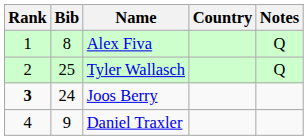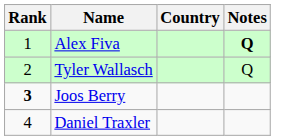- column: (67, 17)
(279, 43) normal -> (247, 43) bold
